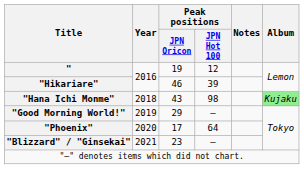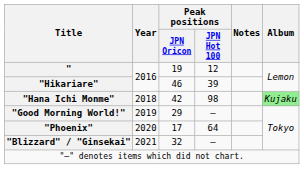(177, 99) 43 -> (177, 99) 42
(177, 143) 23 -> (177, 143) 32
